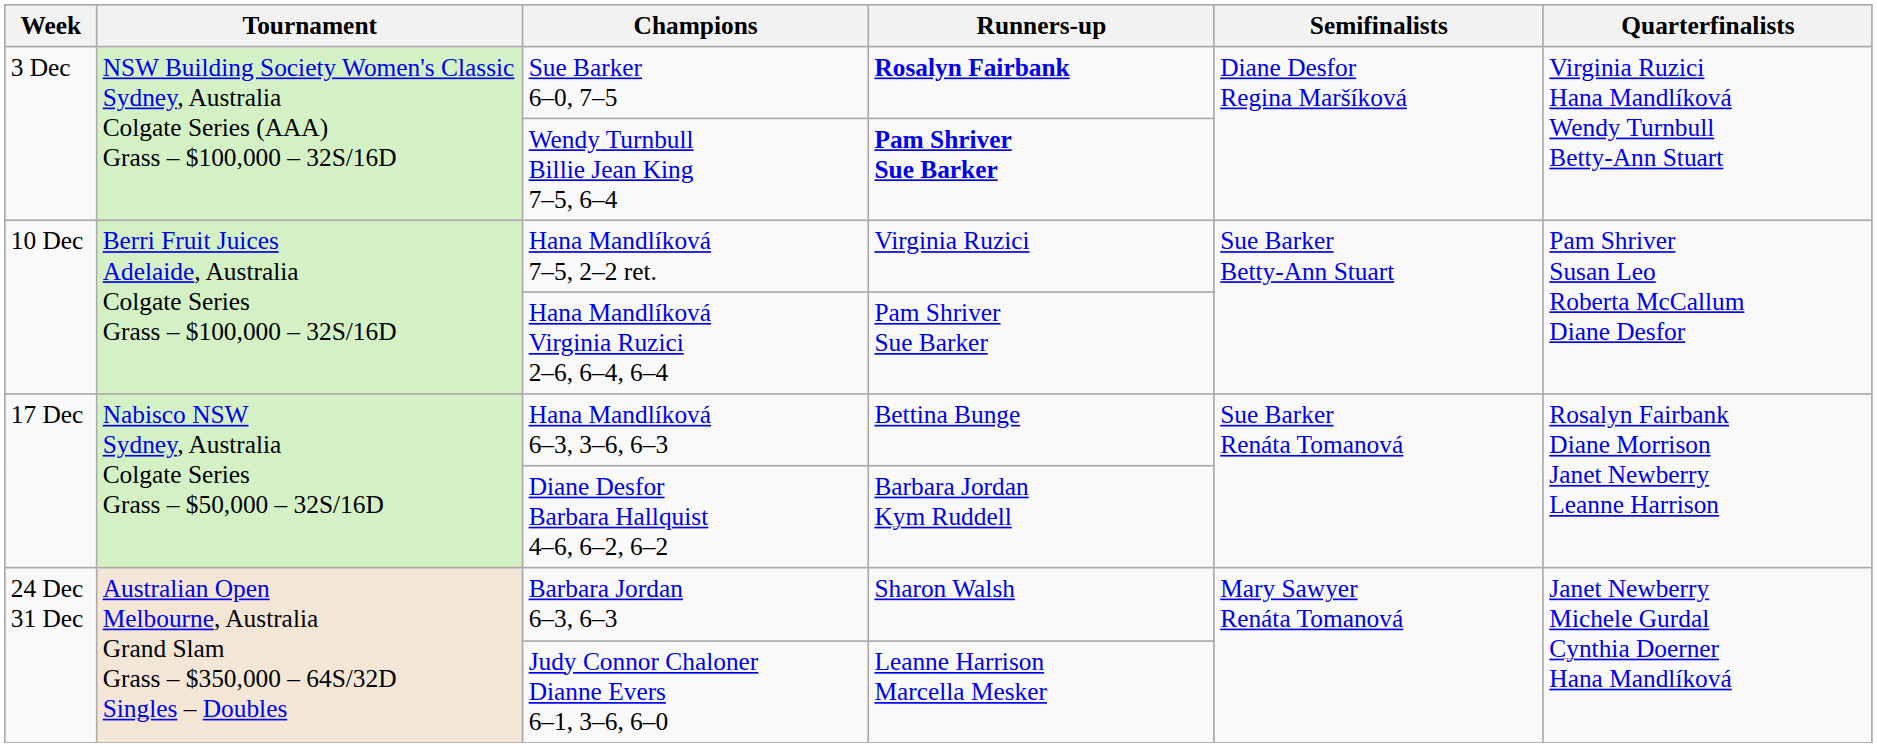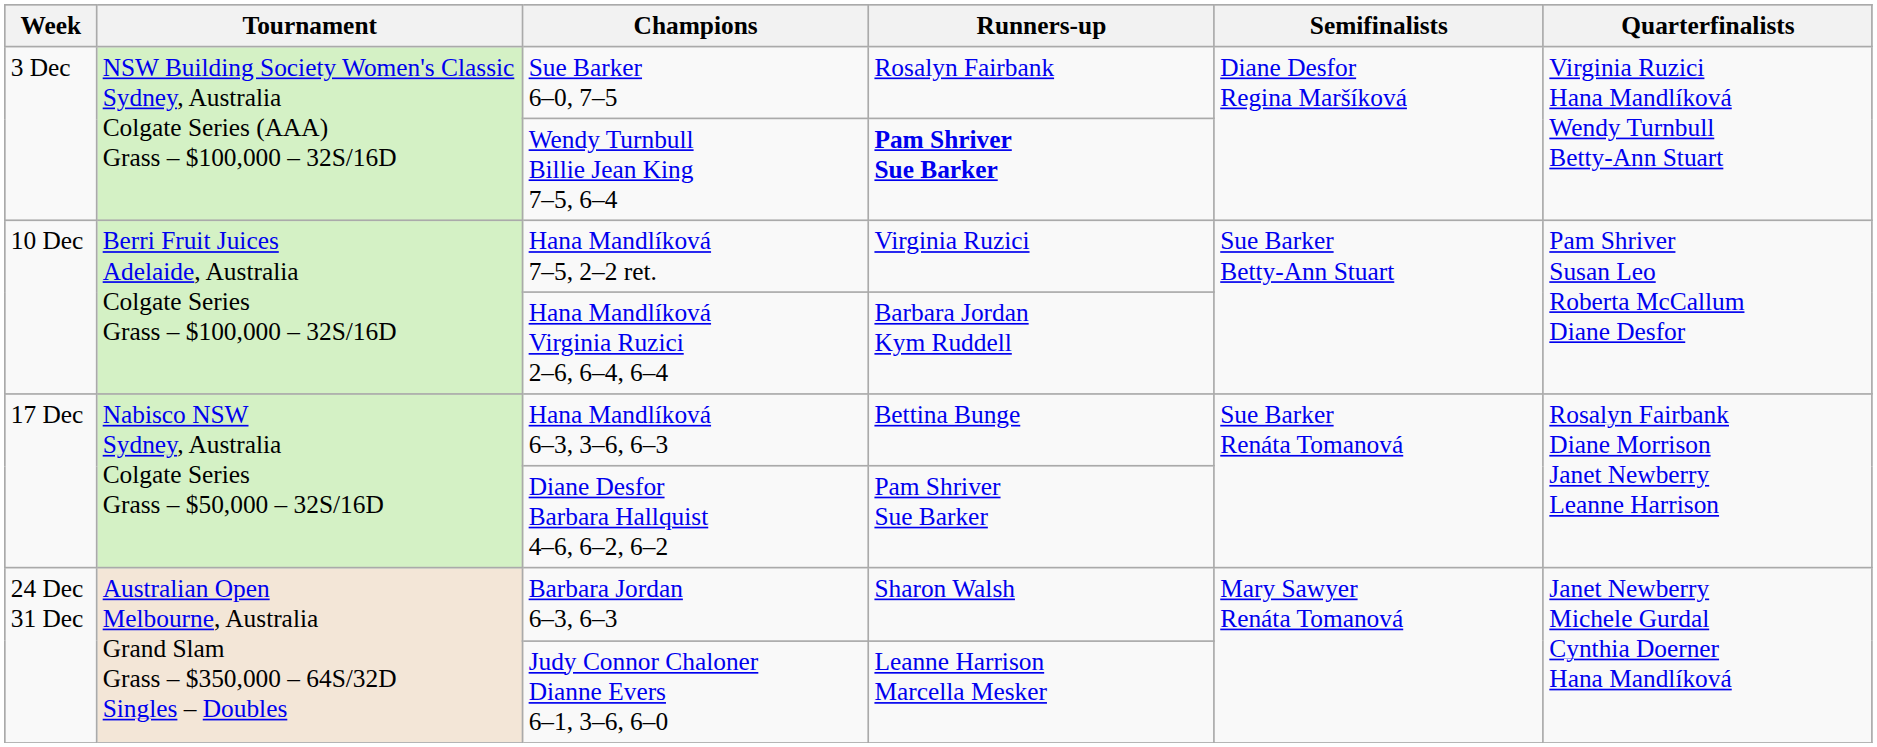(972, 67) bold -> (964, 67) normal
(937, 328) Pam Shriver Sue Barker -> (952, 328) Barbara Jordan Kym Ruddell
(952, 502) Barbara Jordan Kym Ruddell -> (937, 502) Pam Shriver Sue Barker
